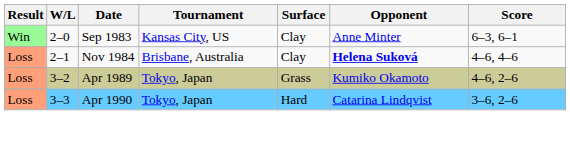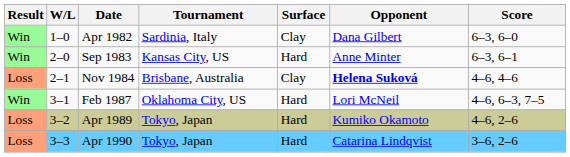+ row: (107, 36)
(293, 36) Clay -> (294, 57) Hard
+ row: (107, 99)
(296, 78) Grass -> (294, 120) Hard
